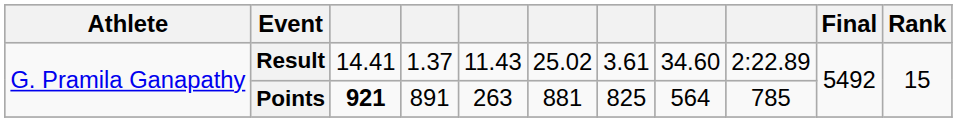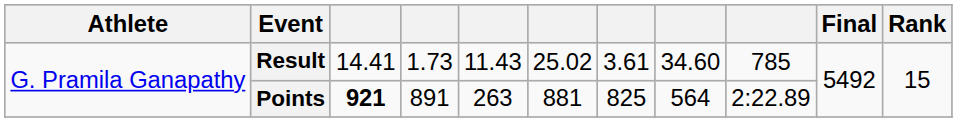(430, 62) 1.37 -> (430, 62) 1.73
(771, 62) 2:22.89 -> (771, 62) 785
(771, 99) 785 -> (771, 99) 2:22.89
